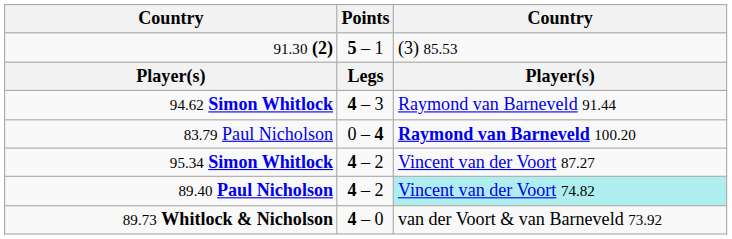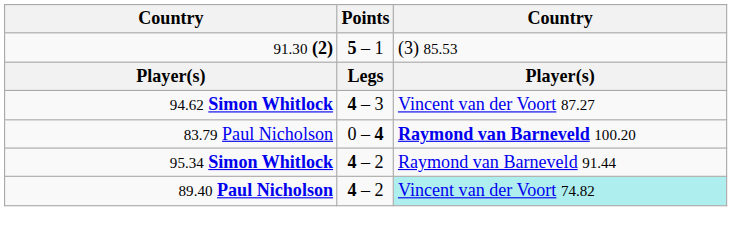(507, 104) Raymond van Barneveld 91.44 -> (496, 104) Vincent van der Voort 87.27
(496, 162) Vincent van der Voort 87.27 -> (507, 162) Raymond van Barneveld 91.44
- row: (228, 219)
